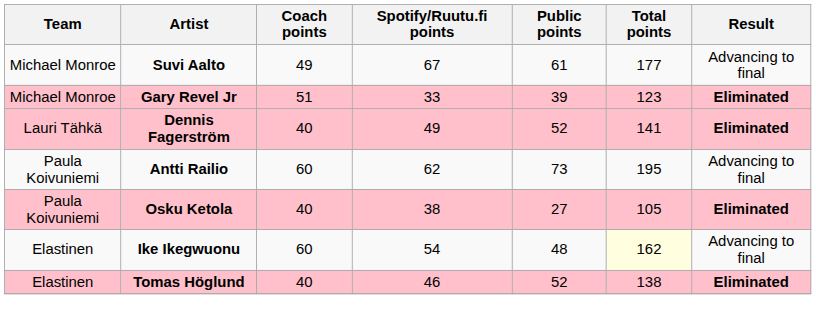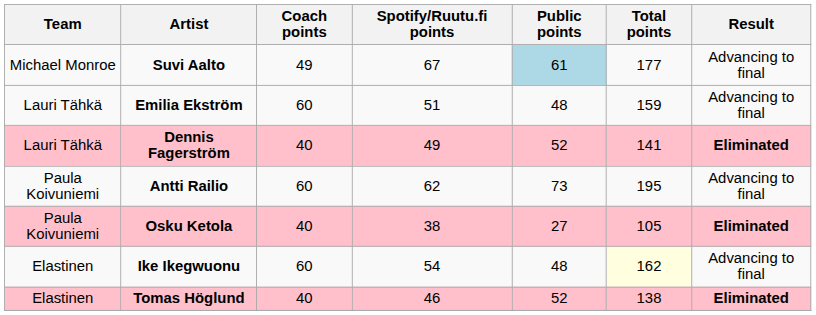(559, 65) no background -> (559, 65) lightblue background
- row: (189, 96)
+ row: (189, 105)
